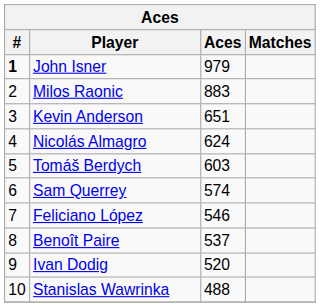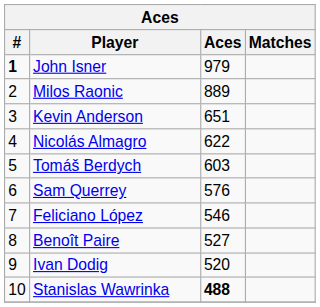(217, 92) 883 -> (217, 92) 889
(217, 141) 624 -> (217, 141) 622
(217, 191) 574 -> (217, 191) 576
(217, 241) 537 -> (217, 241) 527
(217, 290) normal -> (217, 290) bold
